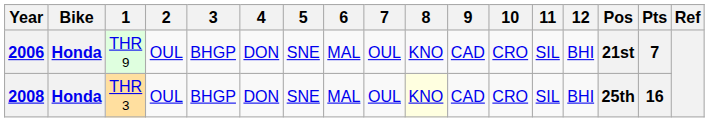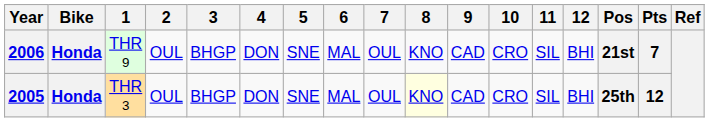(26, 96) 2008 -> (26, 96) 2005
(655, 96) 16 -> (655, 96) 12
